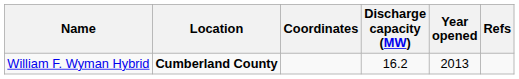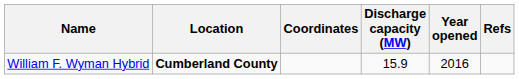(395, 63) 16.2 -> (395, 63) 15.9
(455, 63) 2013 -> (455, 63) 2016
